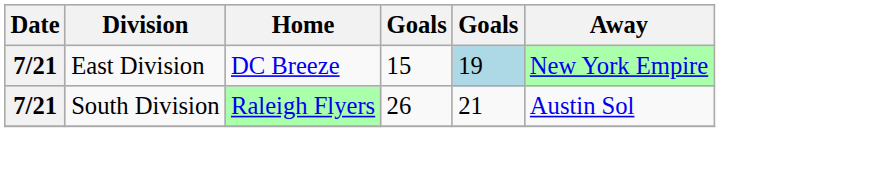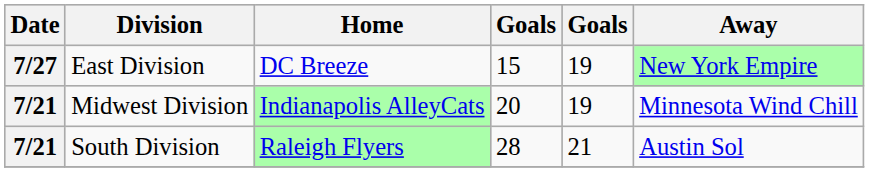(35, 65) 7/21 -> (35, 65) 7/27
(471, 65) lightblue background -> (580, 65) no background
+ row: (160, 106)
(399, 106) 26 -> (508, 146) 28
